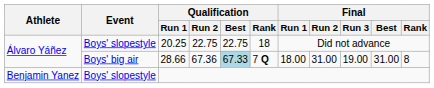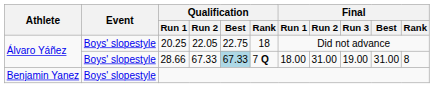(205, 44) 22.75 -> (205, 44) 22.05
(111, 60) Boys' big air -> (120, 60) Boys' slopestyle
(204, 60) 67.36 -> (204, 60) 67.33
